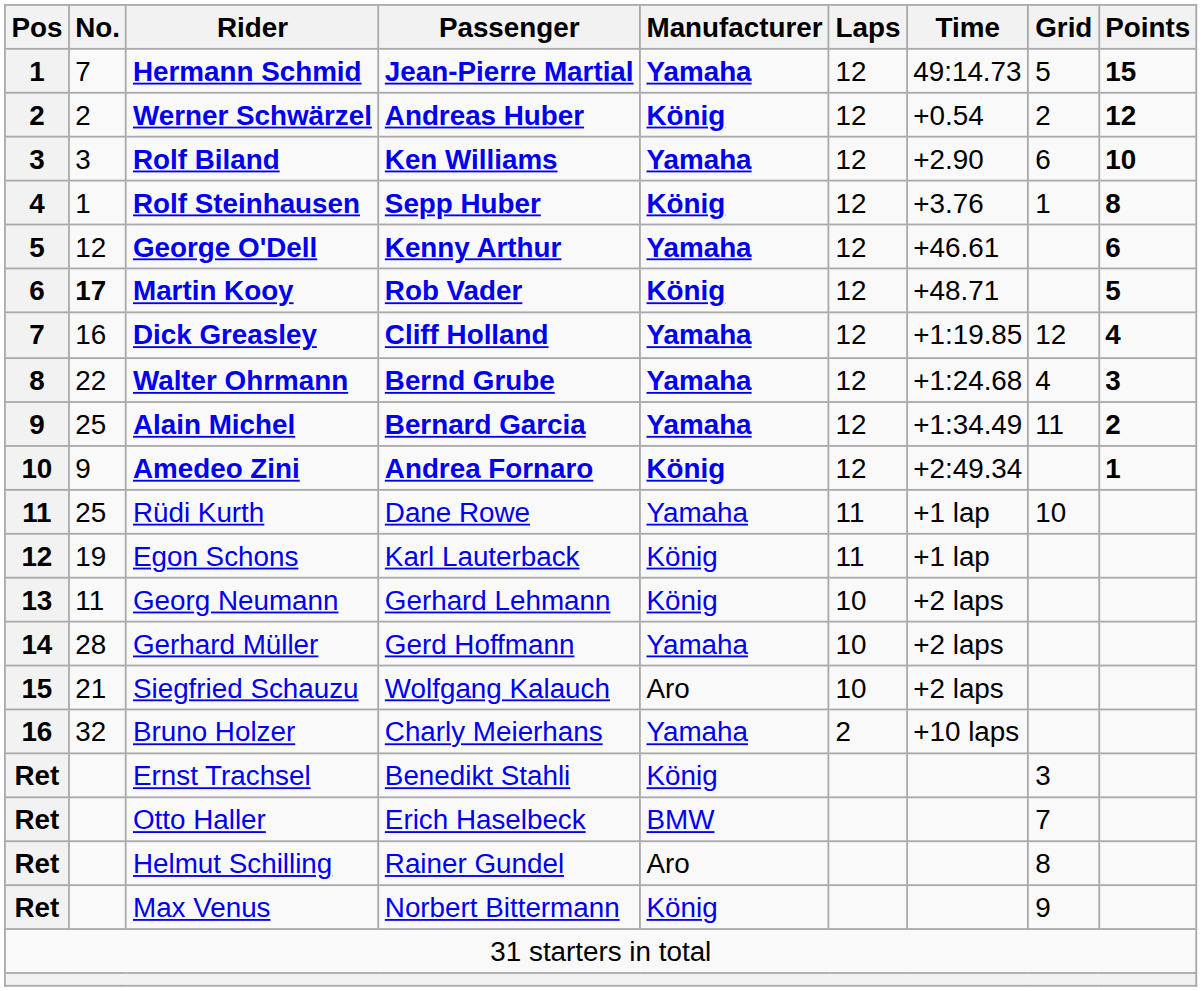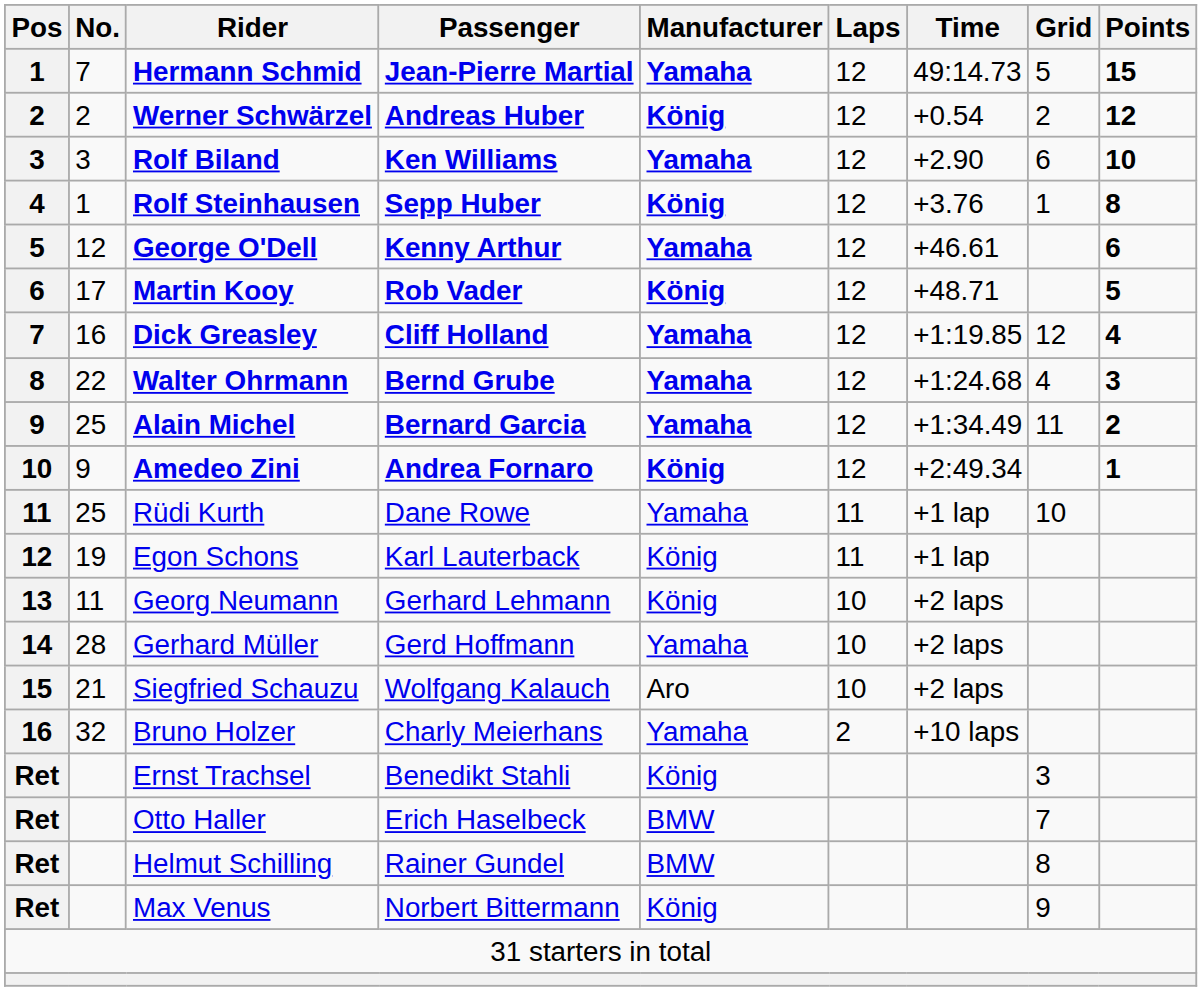(91, 291) bold -> (91, 291) normal
(668, 864) Aro -> (680, 864) BMW
